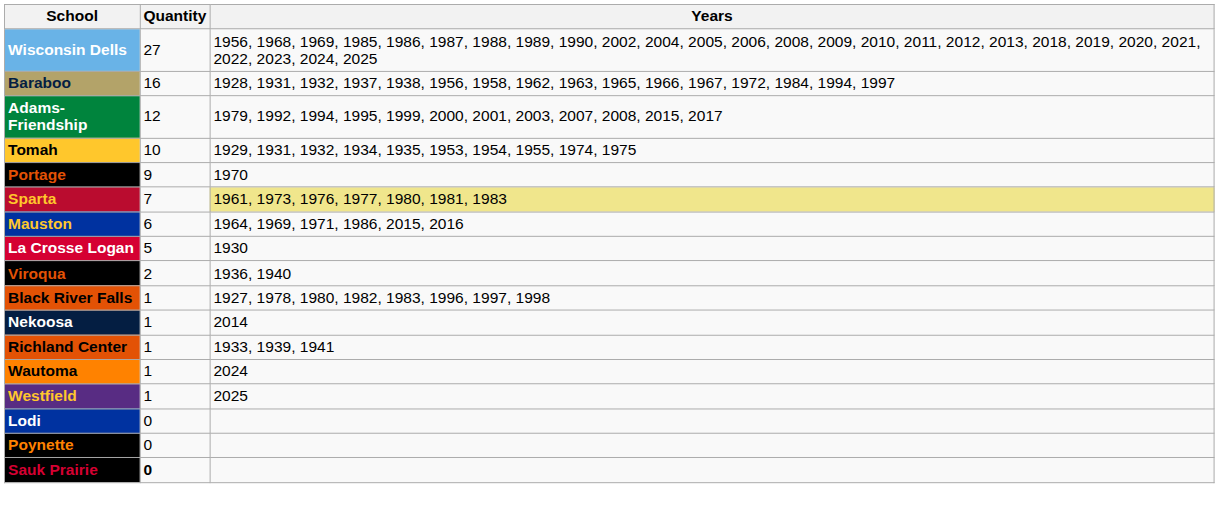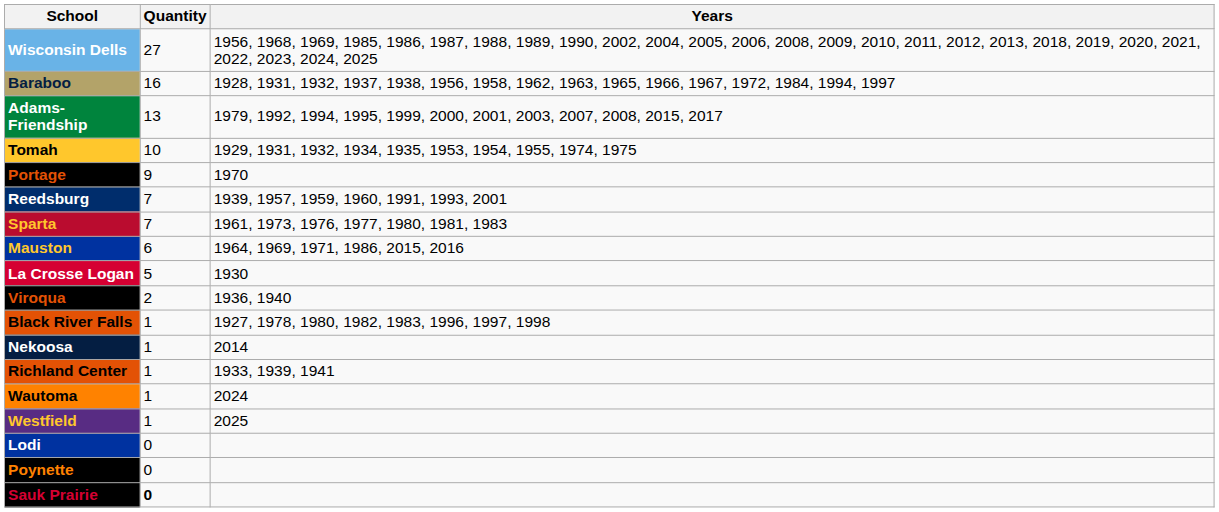(152, 116) 12 -> (152, 116) 13
+ row: (49, 199)
(360, 199) khaki background -> (360, 224) no background
